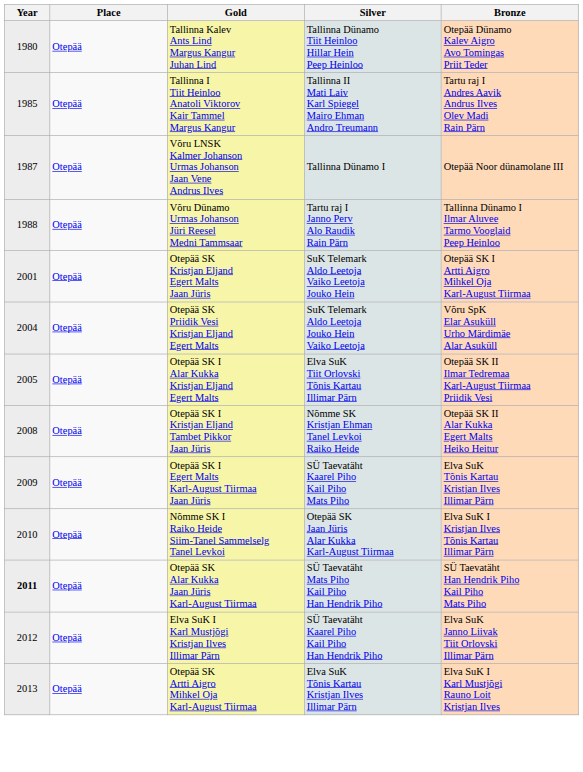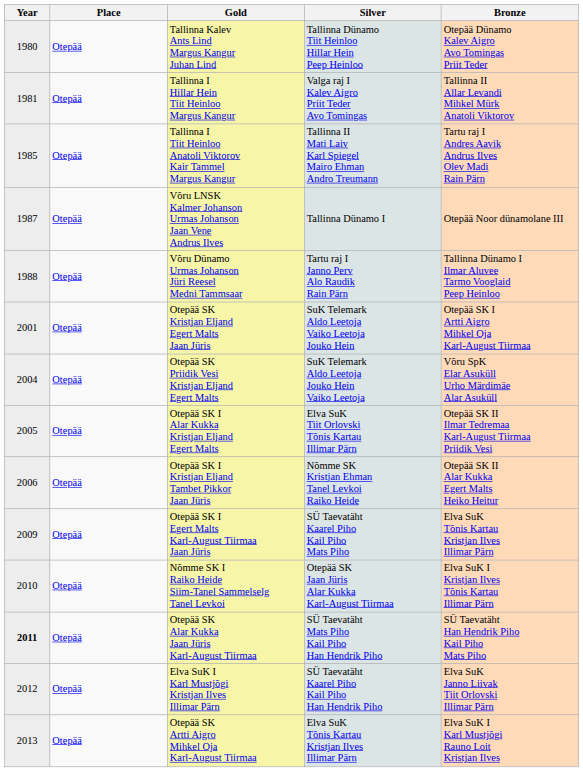+ row: (202, 98)
(27, 431) 2008 -> (27, 482) 2006
